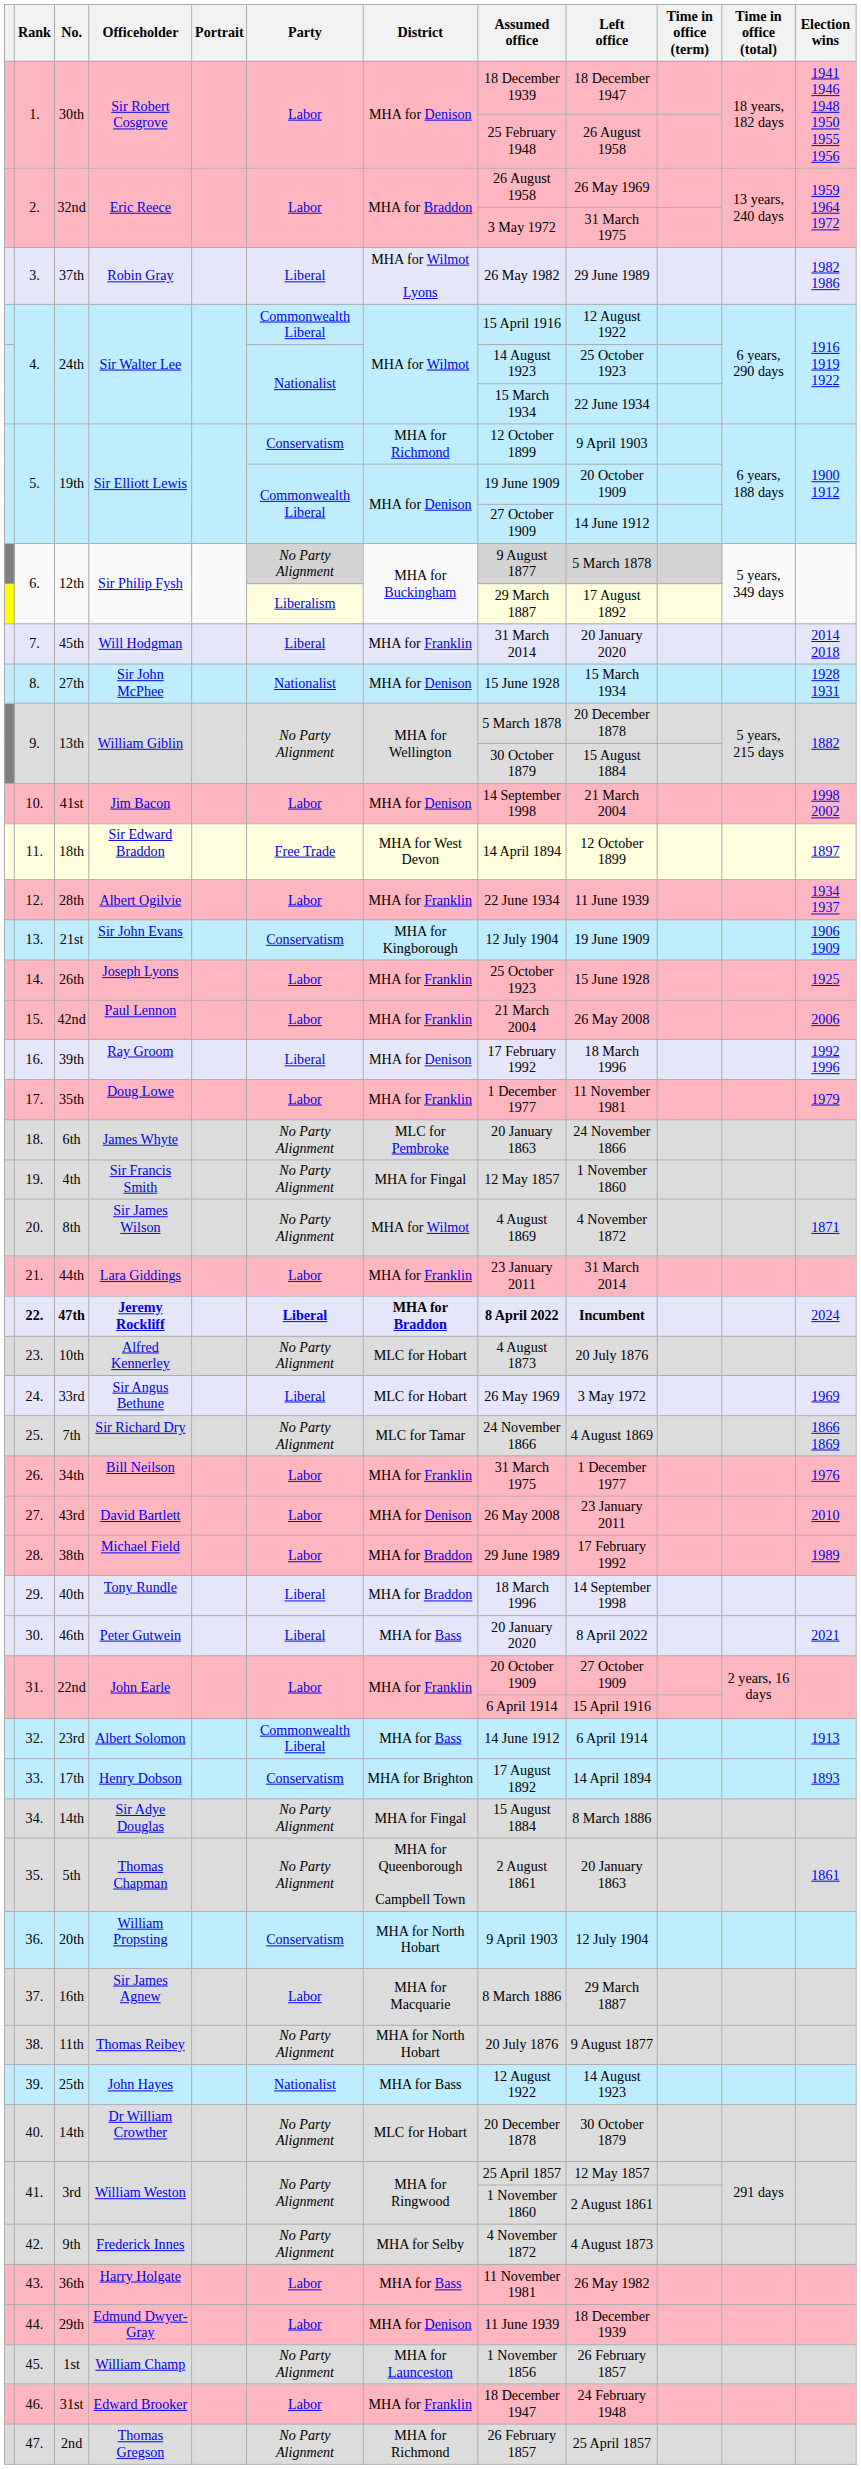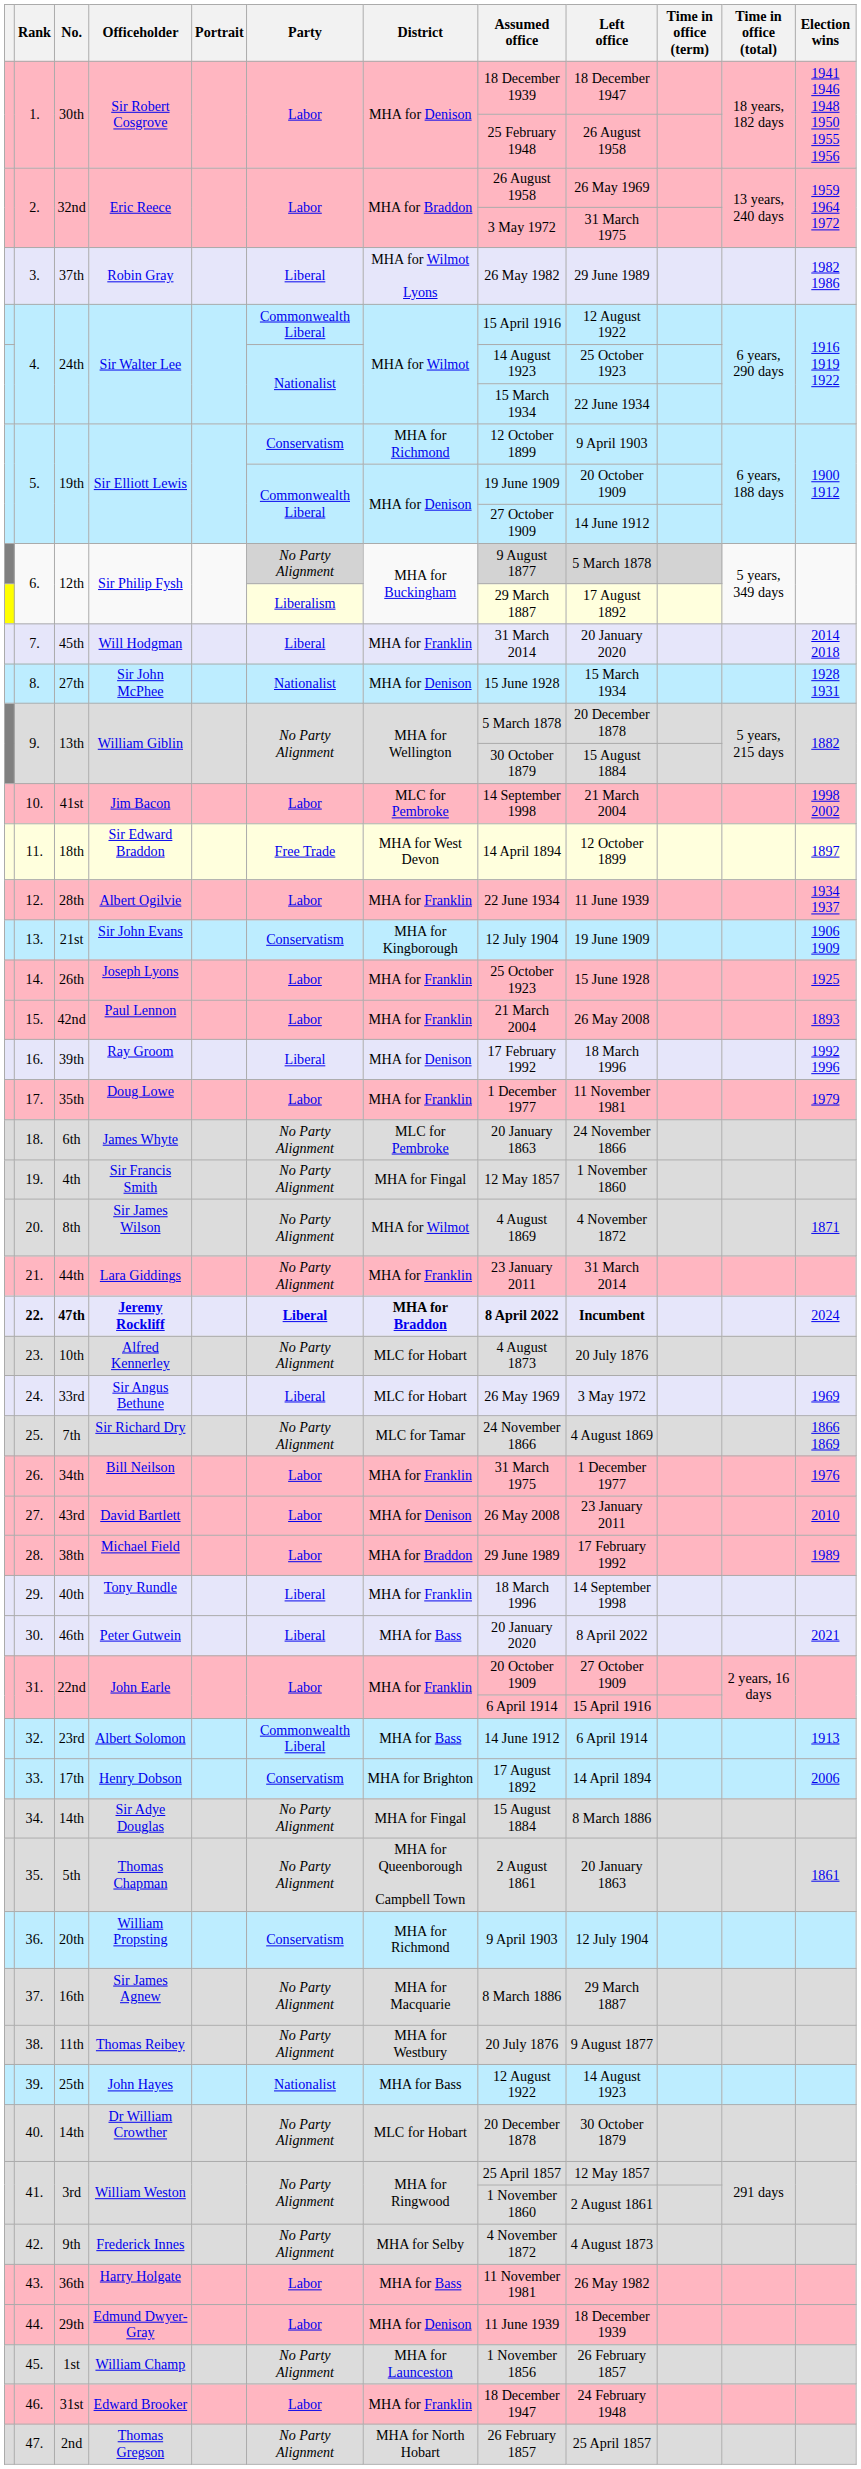(420, 803) MHA for Denison -> (420, 803) MLC for Pembroke
(825, 1020) 2006 -> (825, 1020) 1893
(305, 1276) Labor -> (305, 1276) No Party Alignment
(420, 1595) MHA for Braddon -> (420, 1595) MHA for Franklin
(825, 1778) 1893 -> (825, 1778) 2006
(420, 1940) MHA for North Hobart -> (420, 1940) MHA for Richmond
(305, 1996) Labor -> (305, 1996) No Party Alignment
(420, 2045) MHA for North Hobart -> (420, 2045) MHA for Westbury
(420, 2444) MHA for Richmond -> (420, 2444) MHA for North Hobart
